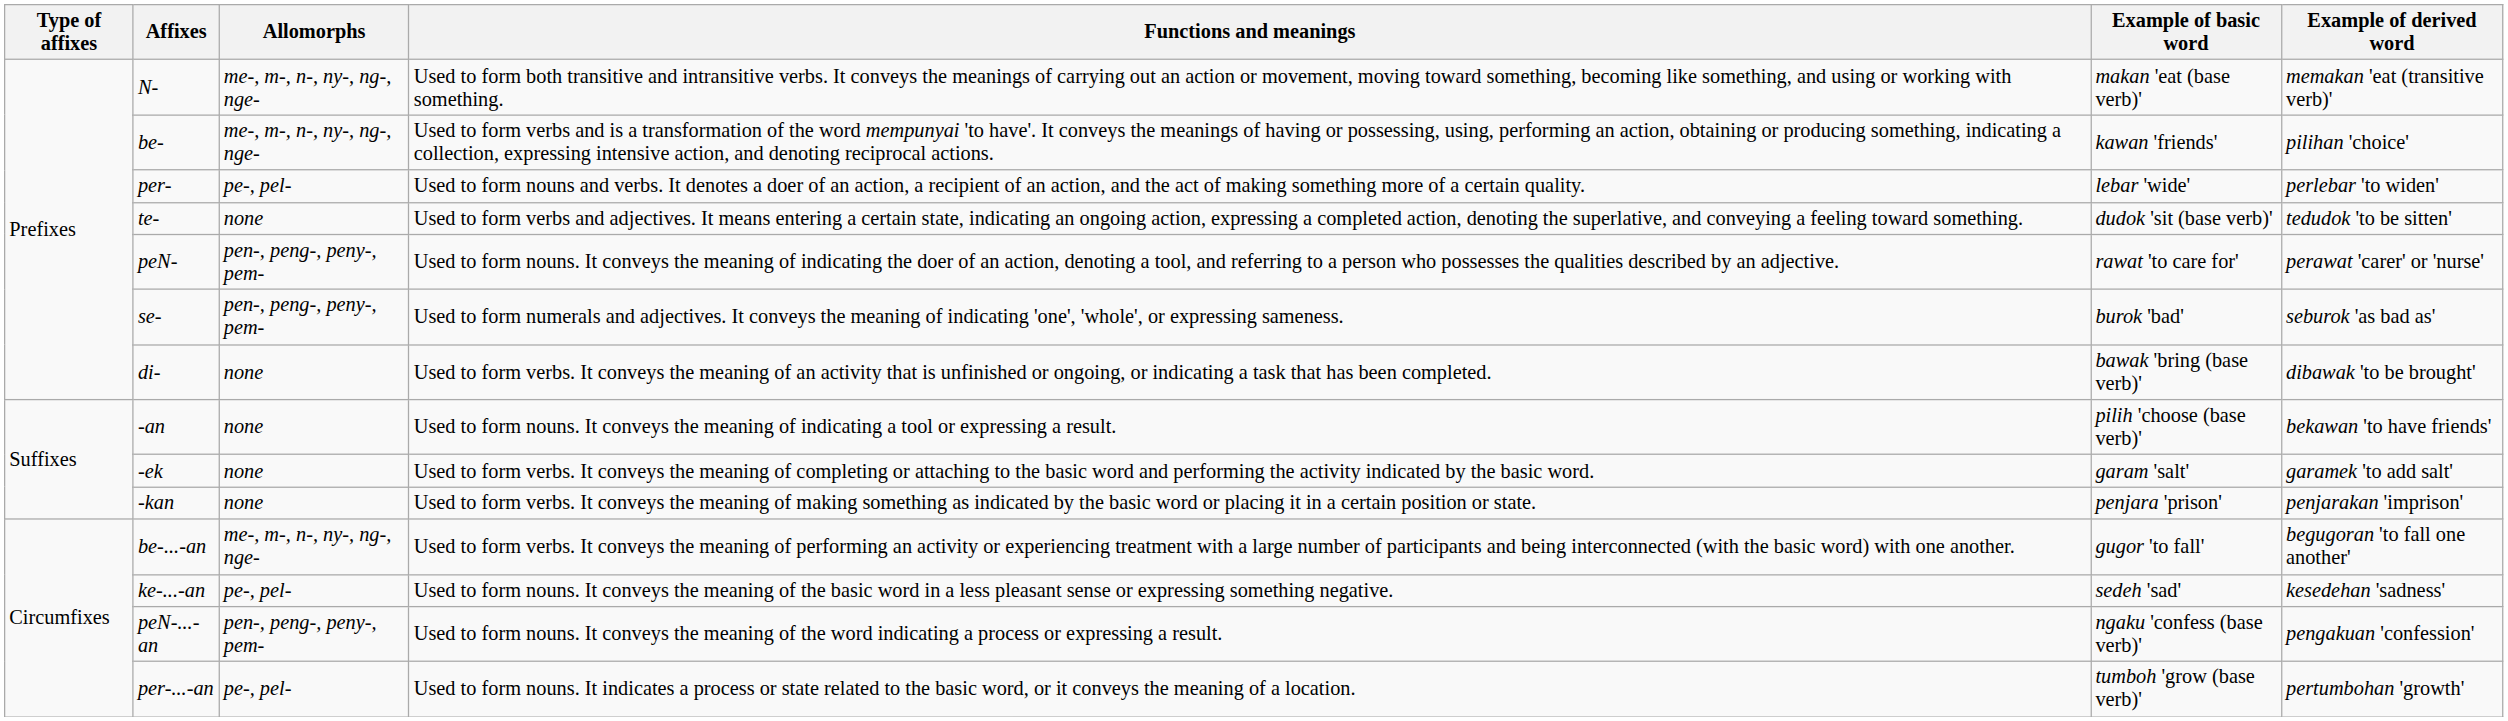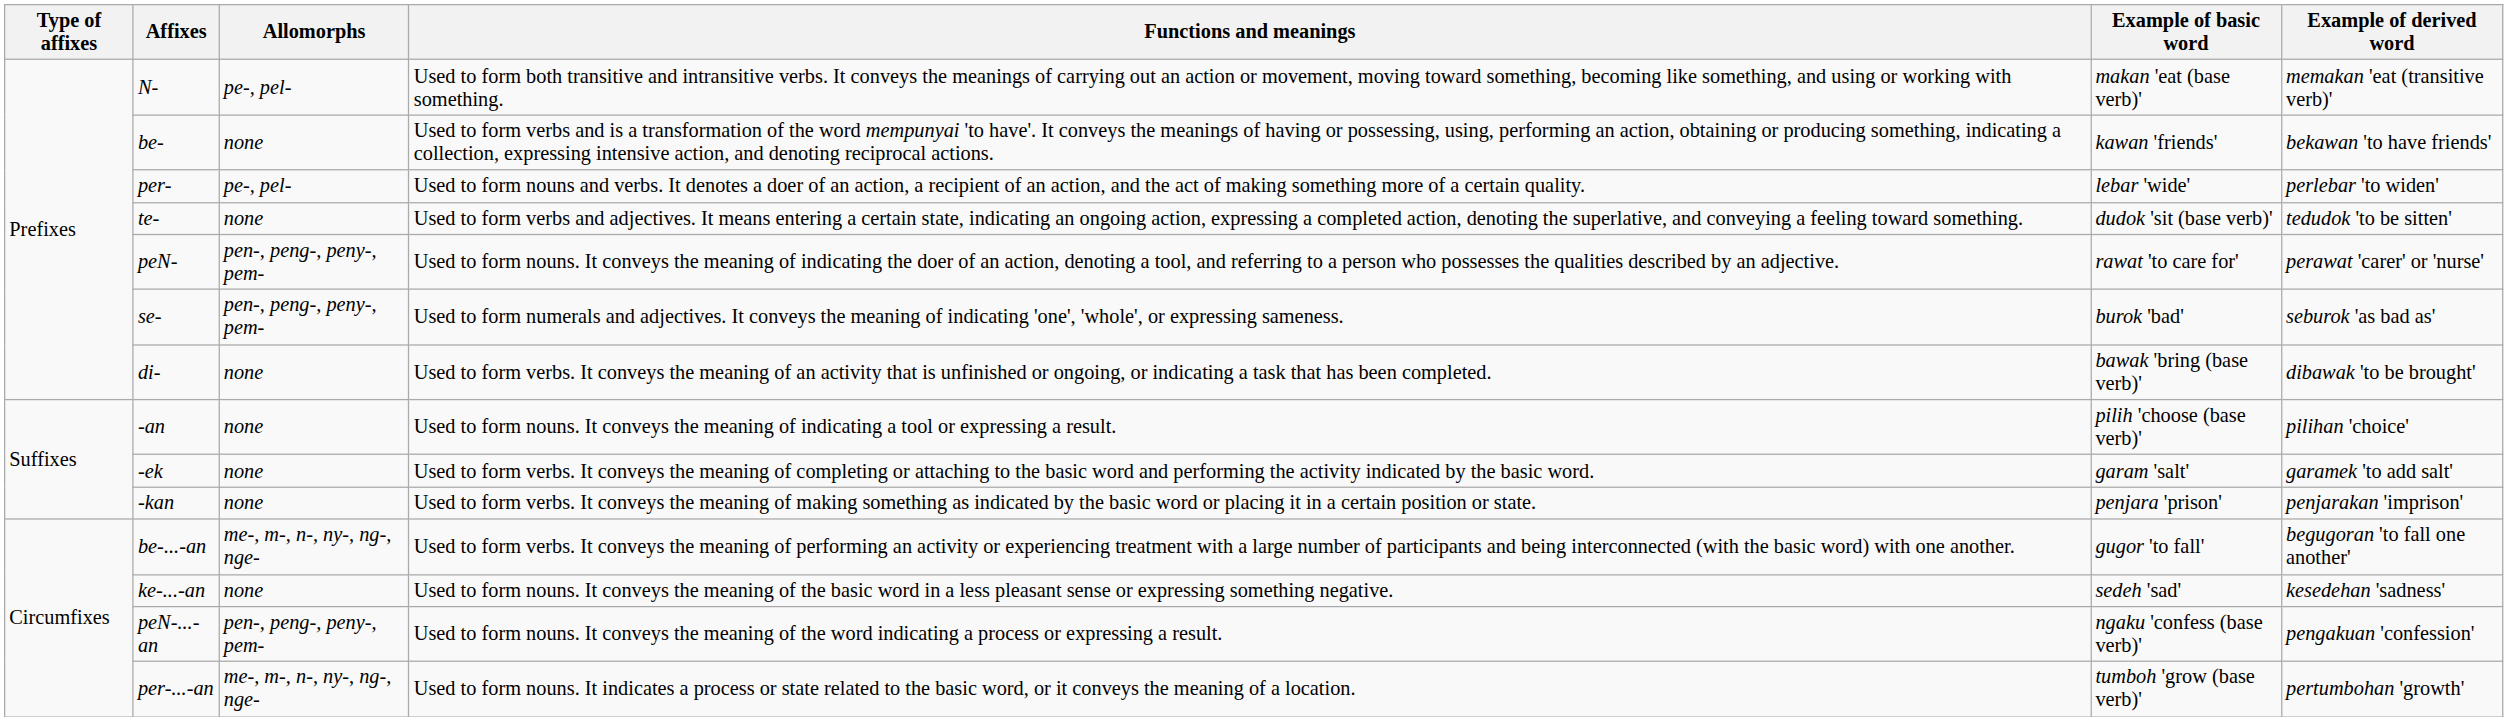(308, 87) me-, m-, n-, ny-, ng-, nge- -> (258, 87) pe-, pel-
(308, 142) me-, m-, n-, ny-, ng-, nge- -> (244, 142) none
(2347, 142) pilihan 'choice' -> (2389, 142) bekawan 'to have friends'
(2389, 427) bekawan 'to have friends' -> (2347, 427) pilihan 'choice'
(258, 590) pe-, pel- -> (244, 590) none
(258, 688) pe-, pel- -> (308, 688) me-, m-, n-, ny-, ng-, nge-
